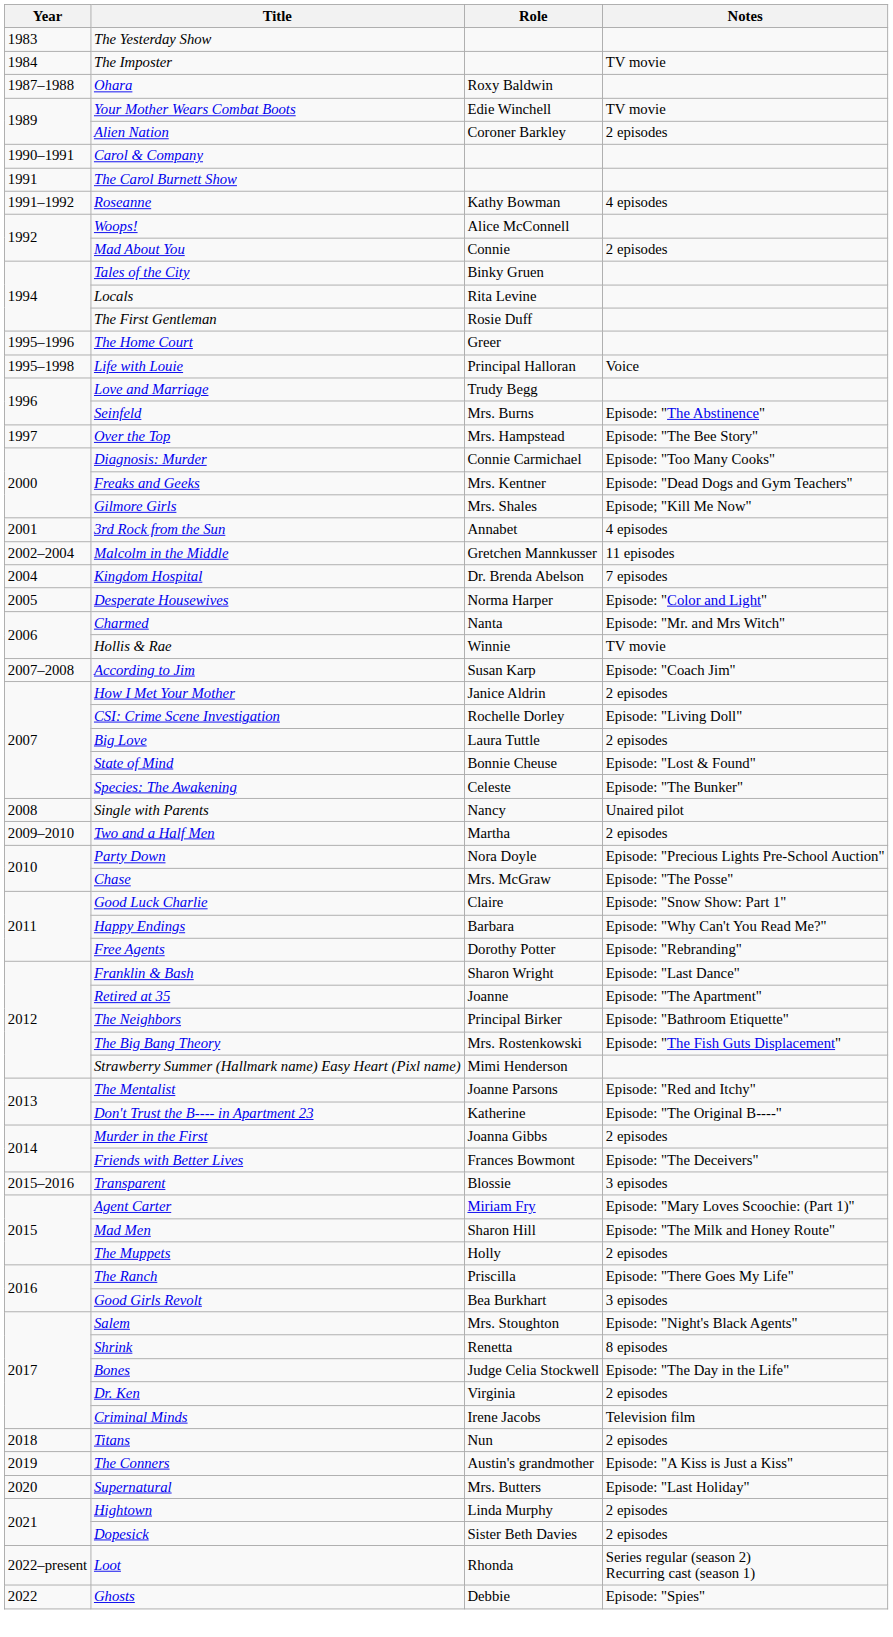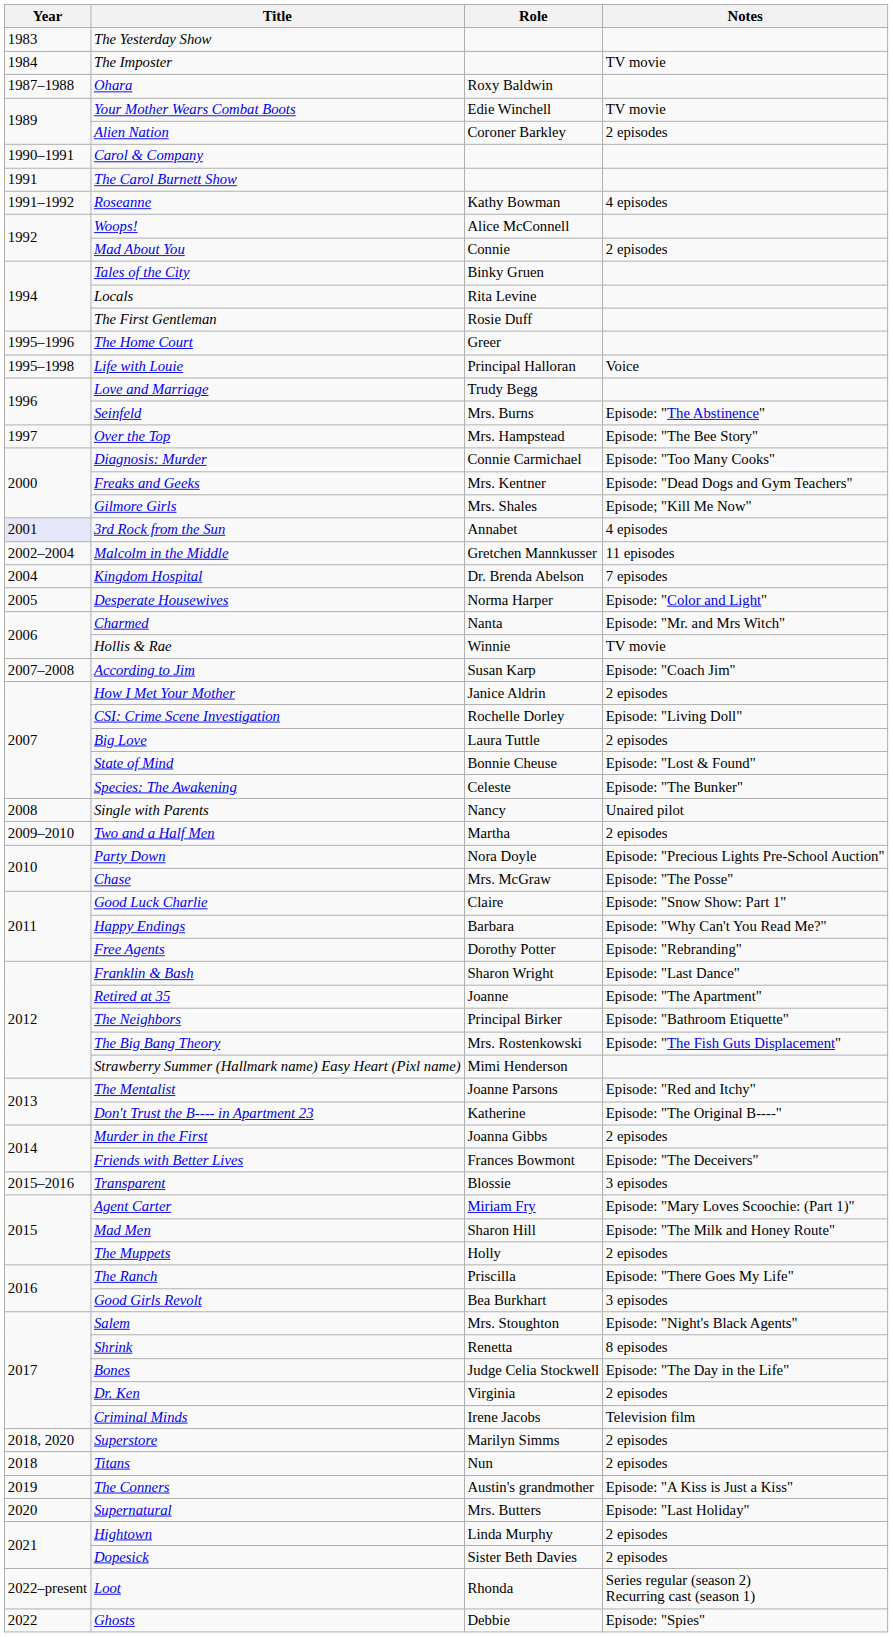(23, 529) no background -> (23, 529) lavender background
+ row: (126, 1440)
